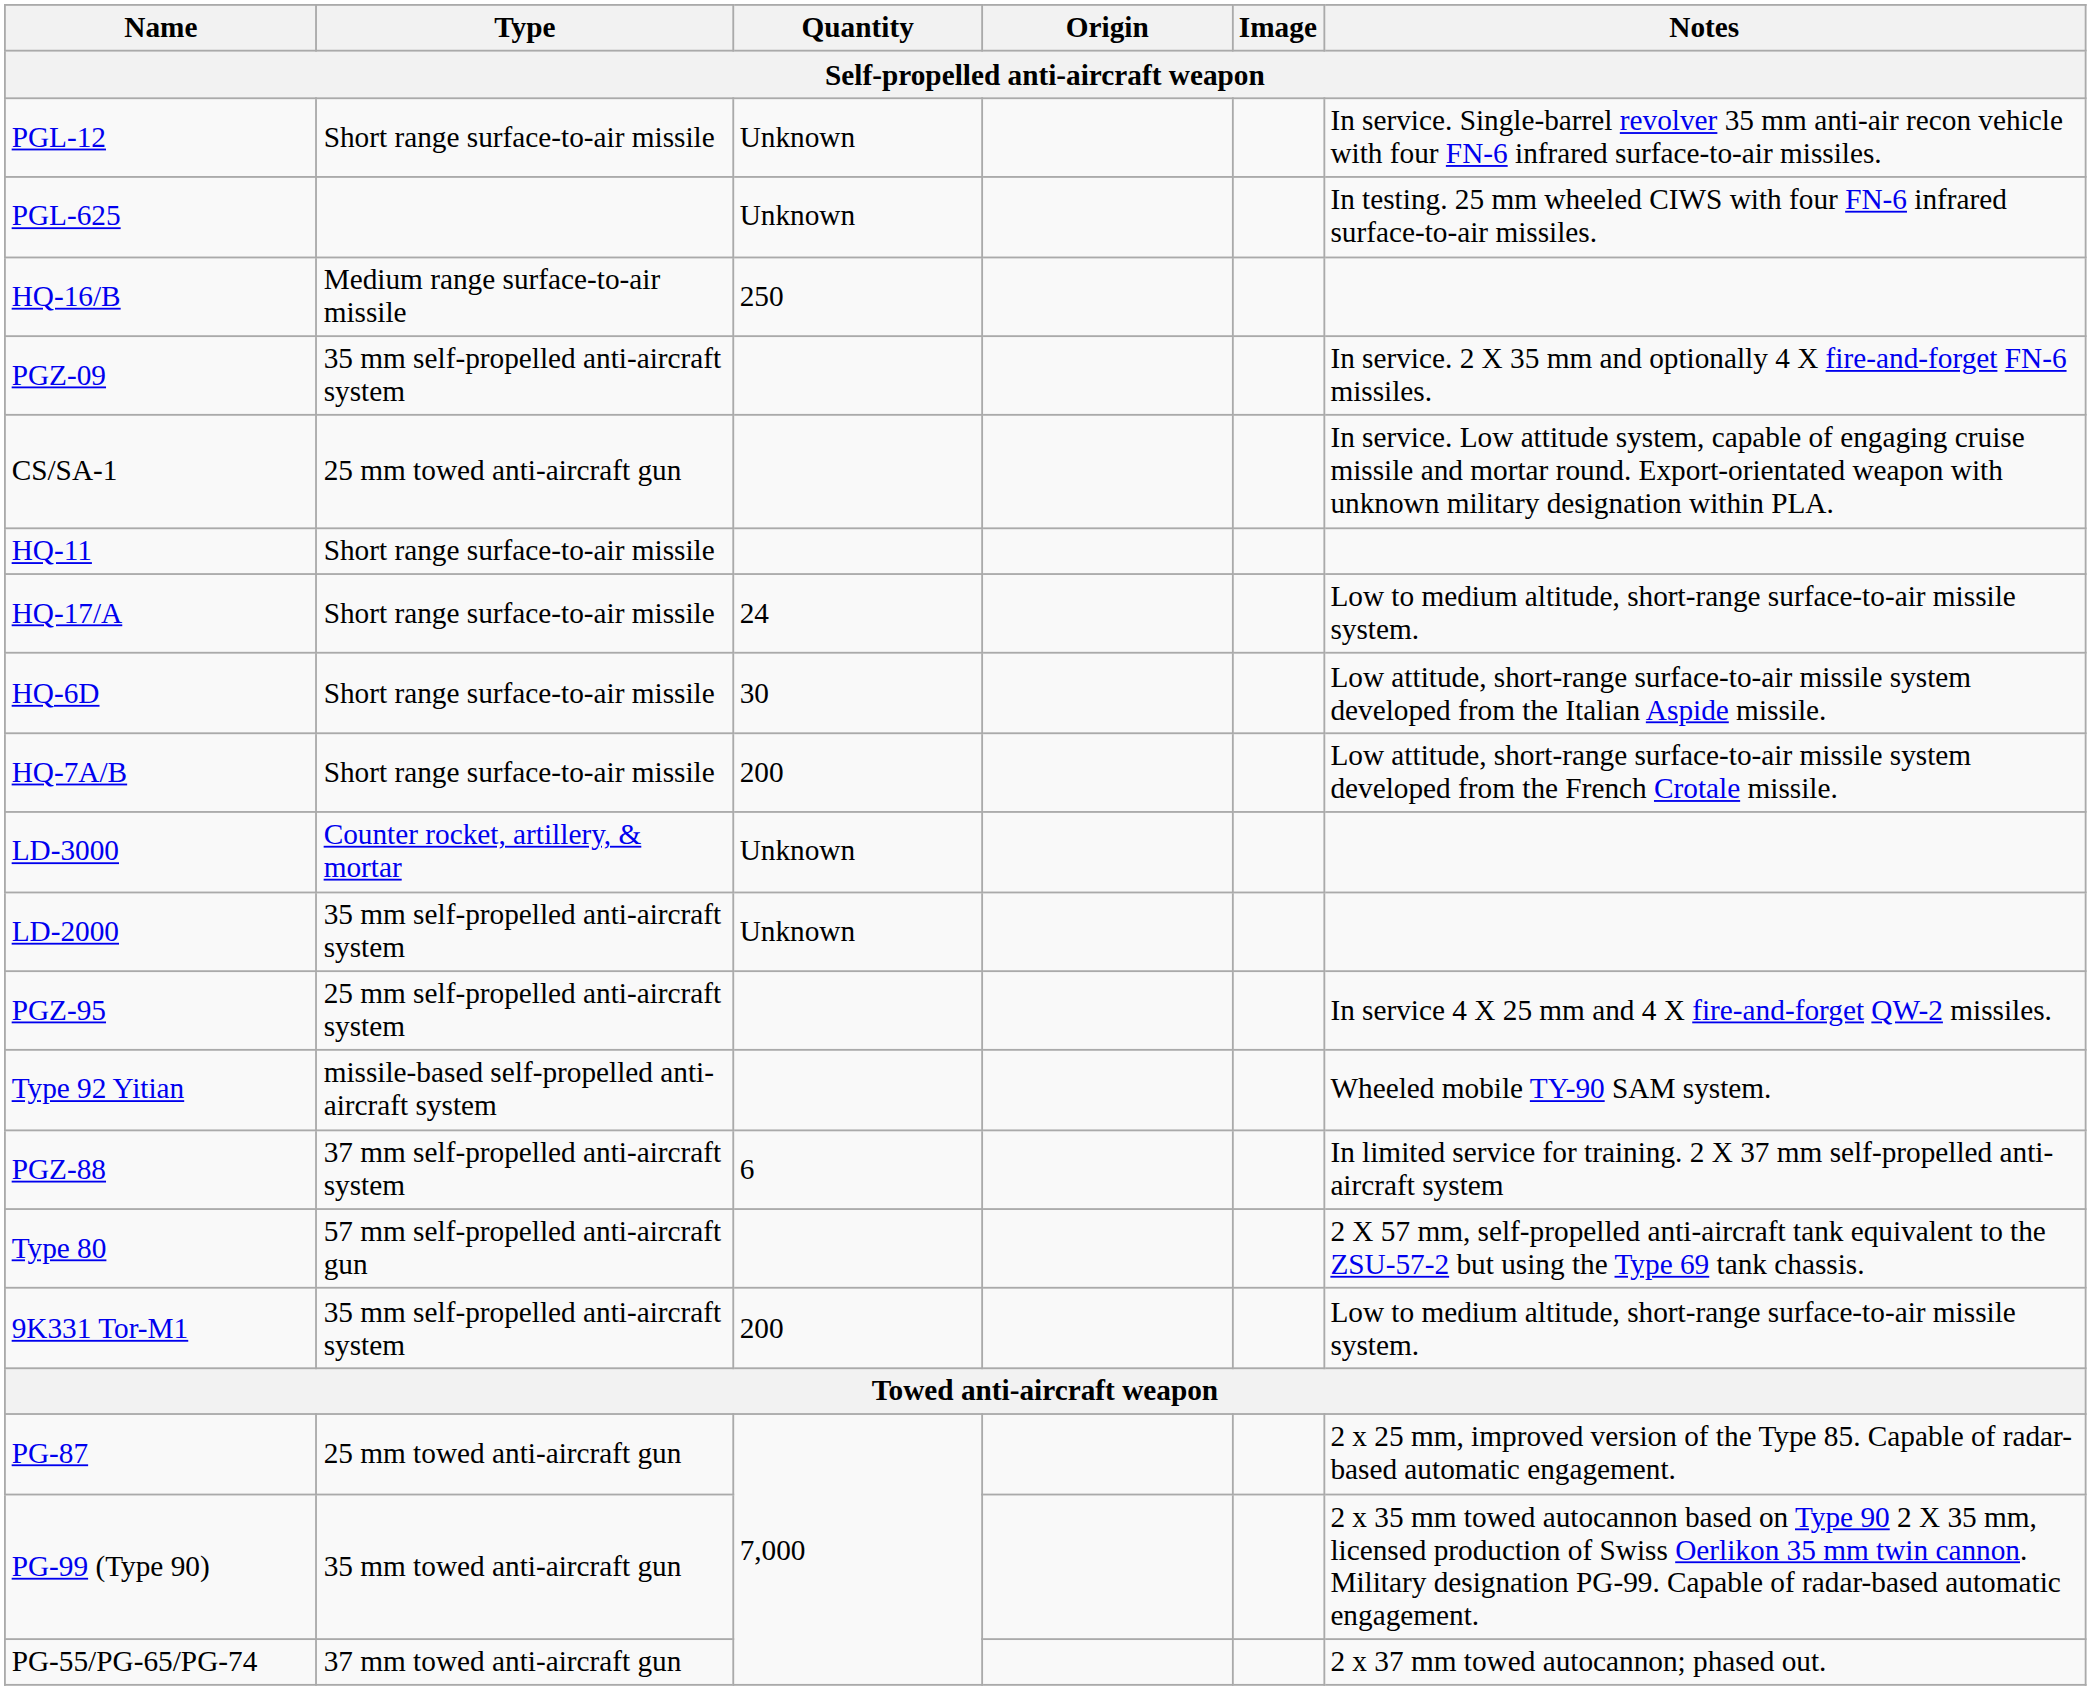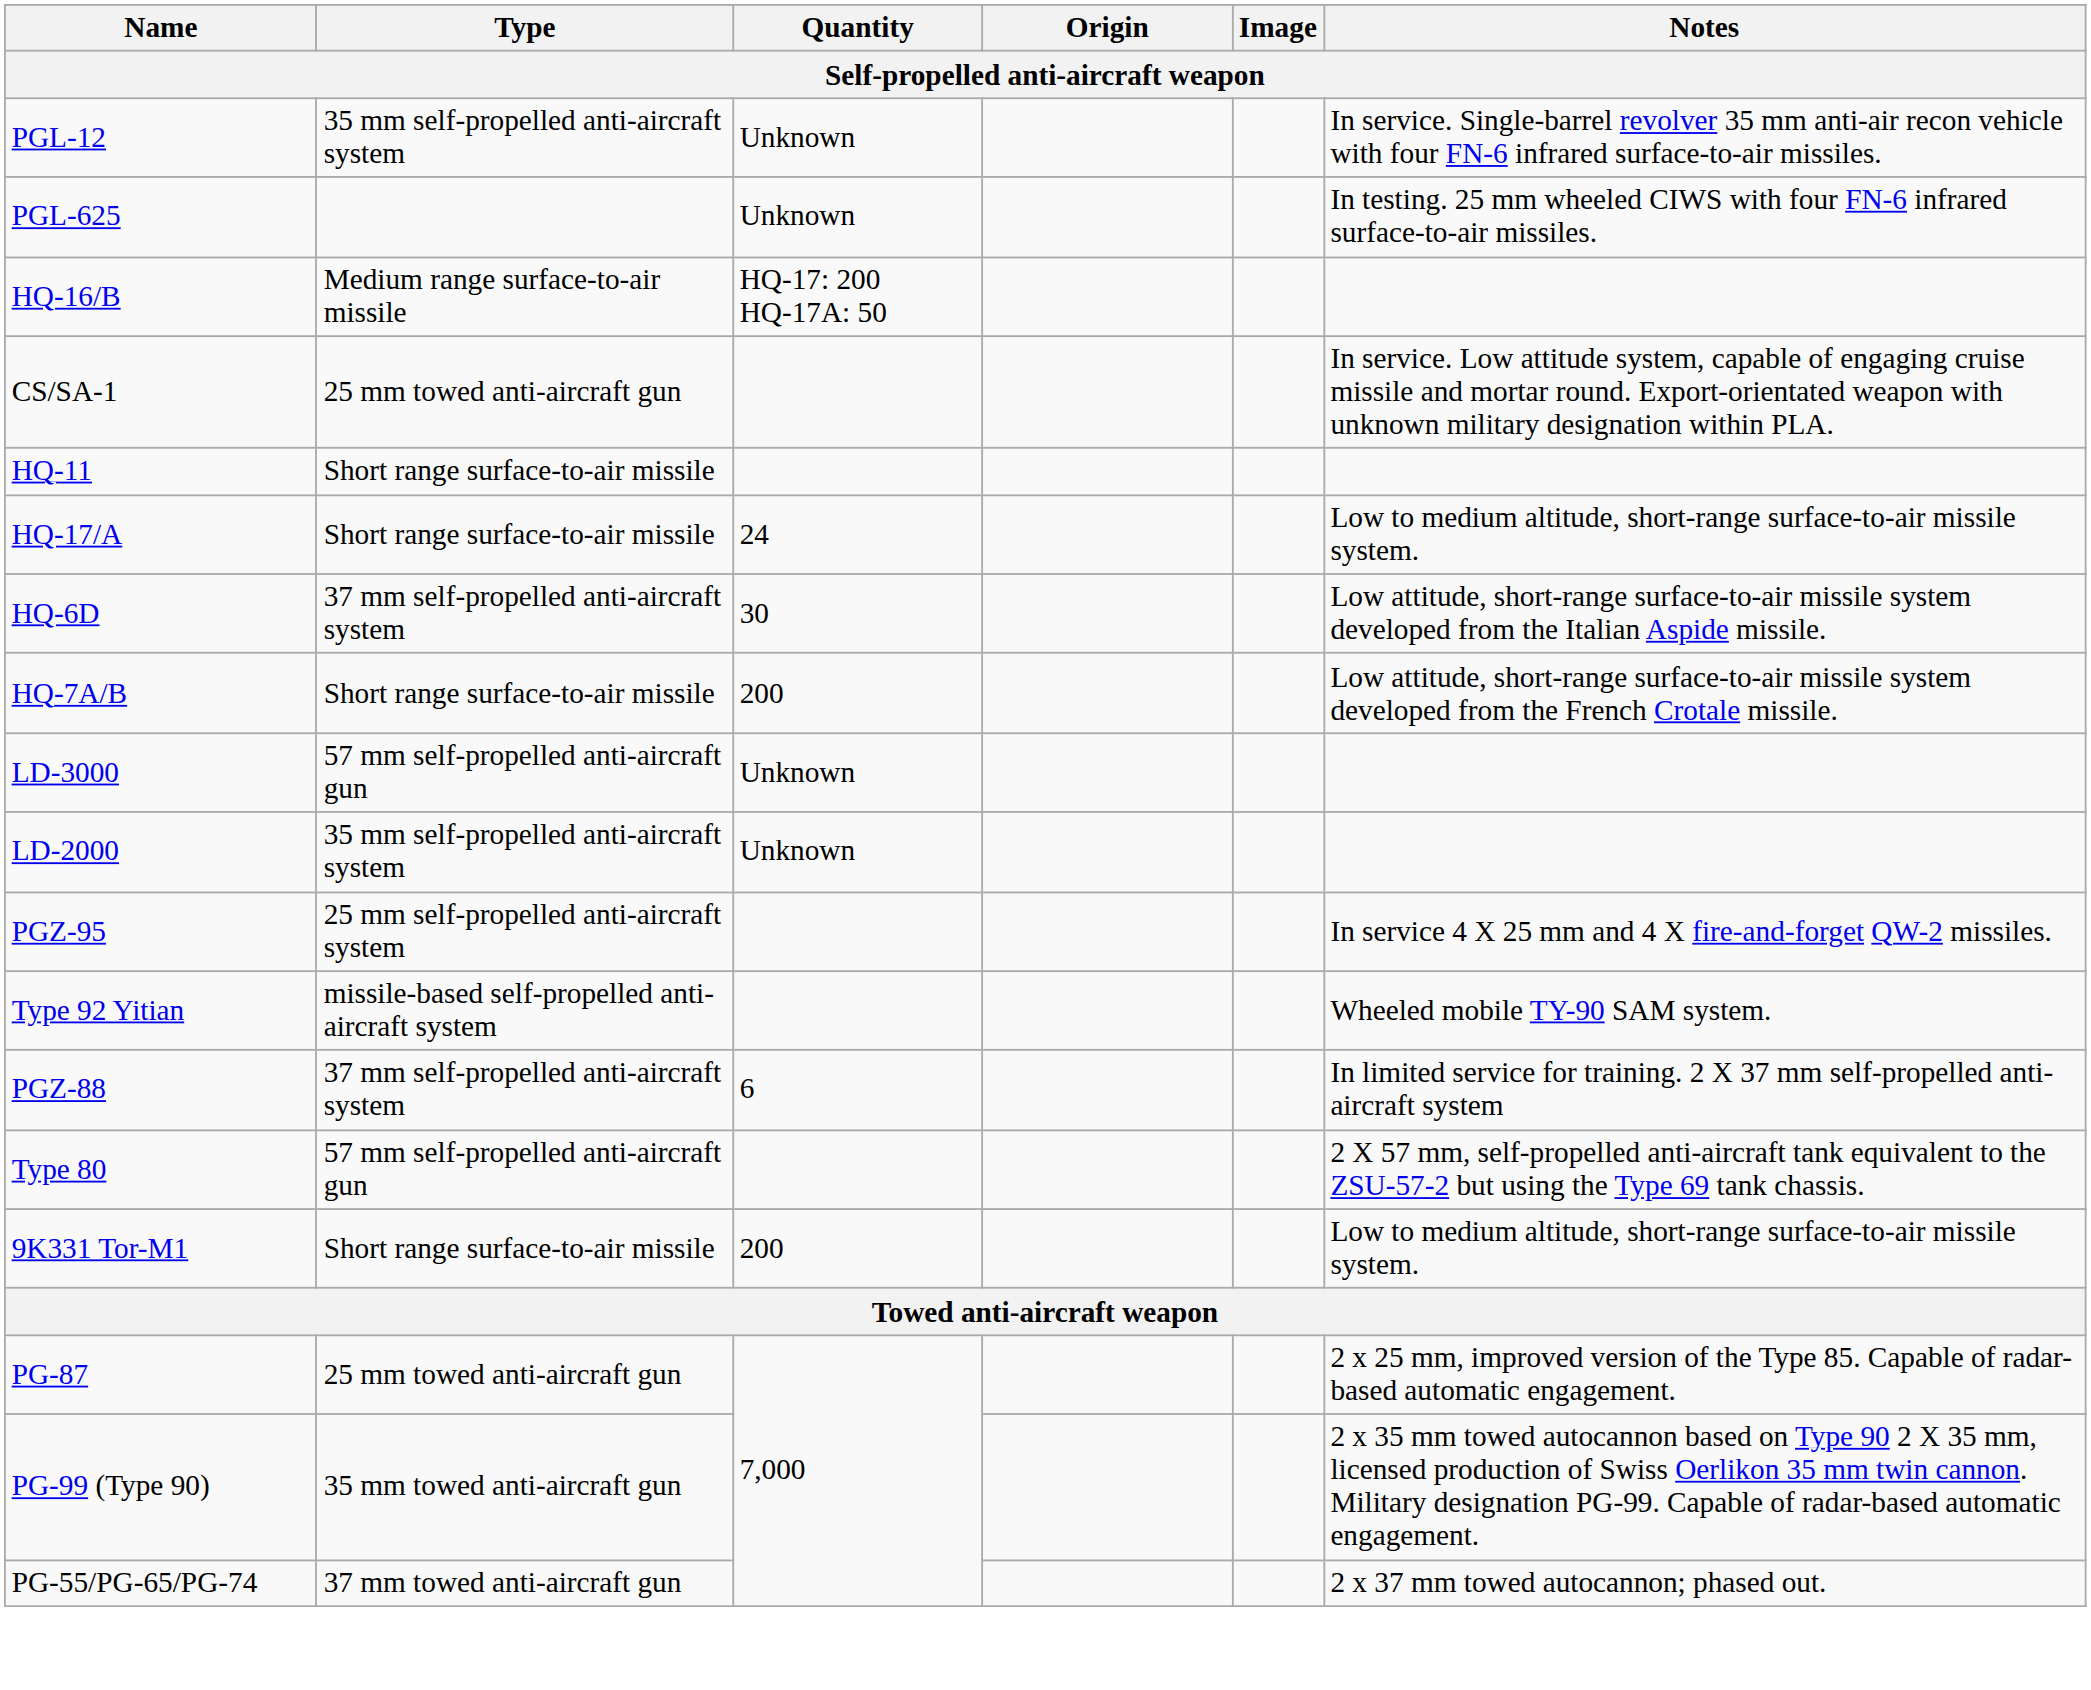(519, 137) Short range surface-to-air missile -> (522, 137) 35 mm self-propelled anti-aircraft system
(762, 295) 250 -> (813, 295) HQ-17: 200 HQ-17A: 50
- row: (59, 375)
(519, 692) Short range surface-to-air missile -> (522, 613) 37 mm self-propelled anti-aircraft system
(482, 851) Counter rocket, artillery, & mortar -> (522, 772) 57 mm self-propelled anti-aircraft gun
(522, 1327) 35 mm self-propelled anti-aircraft system -> (519, 1248) Short range surface-to-air missile
